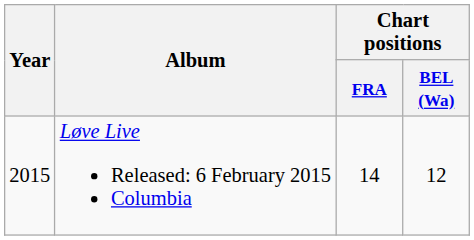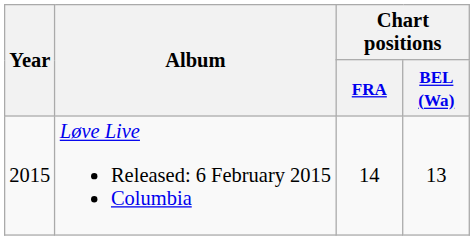(436, 175) 12 -> (436, 175) 13
